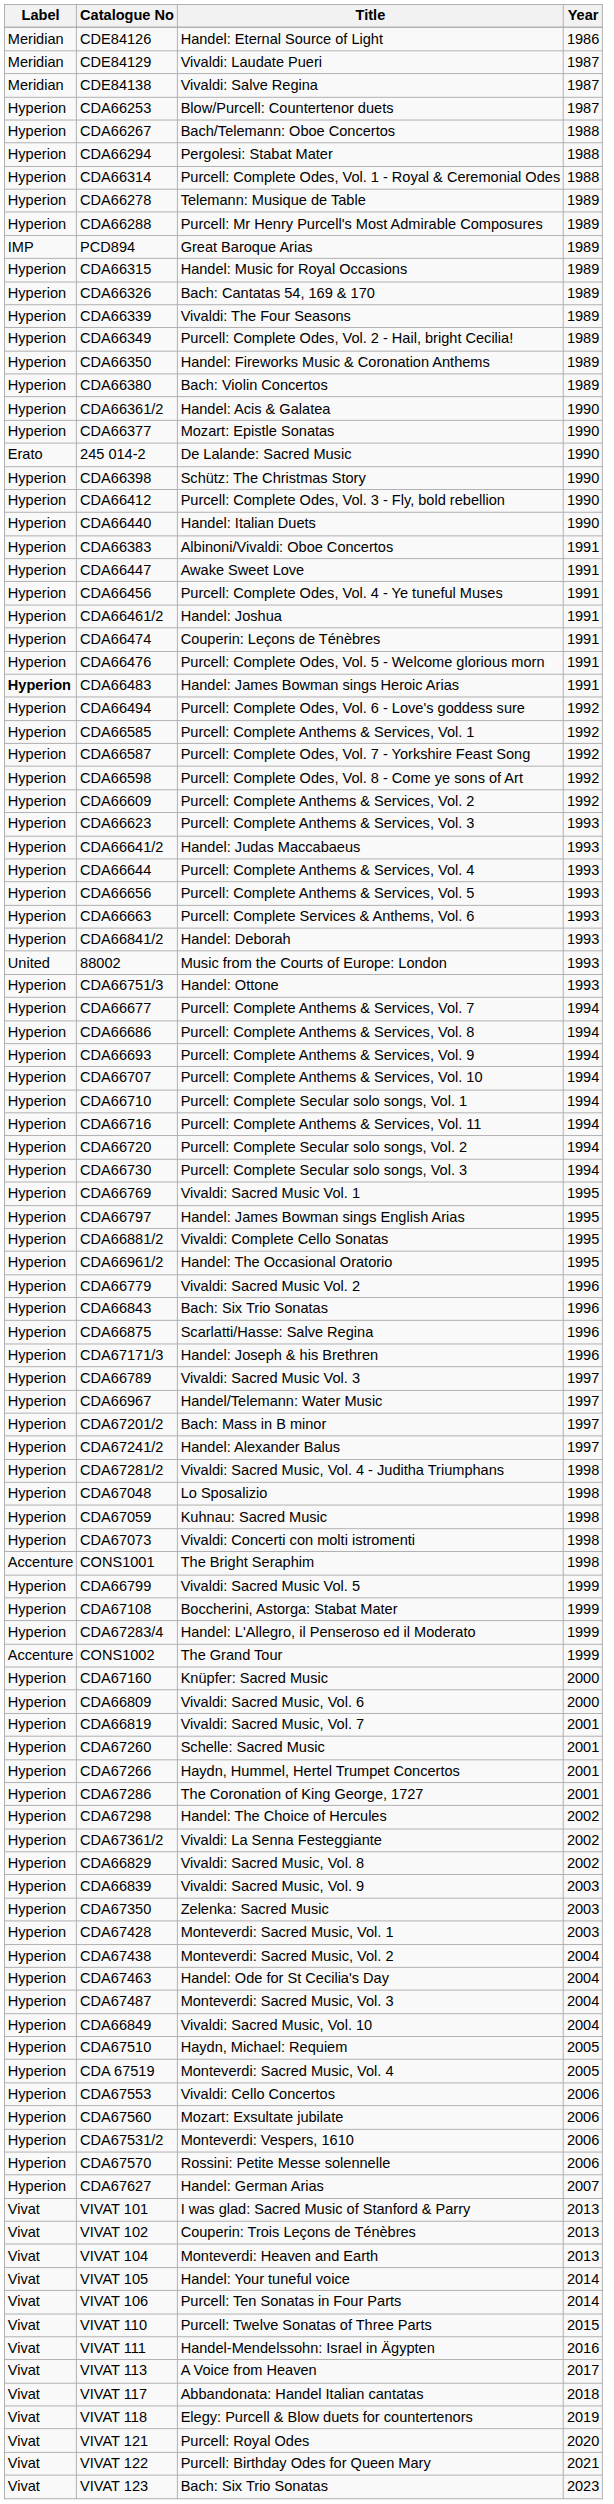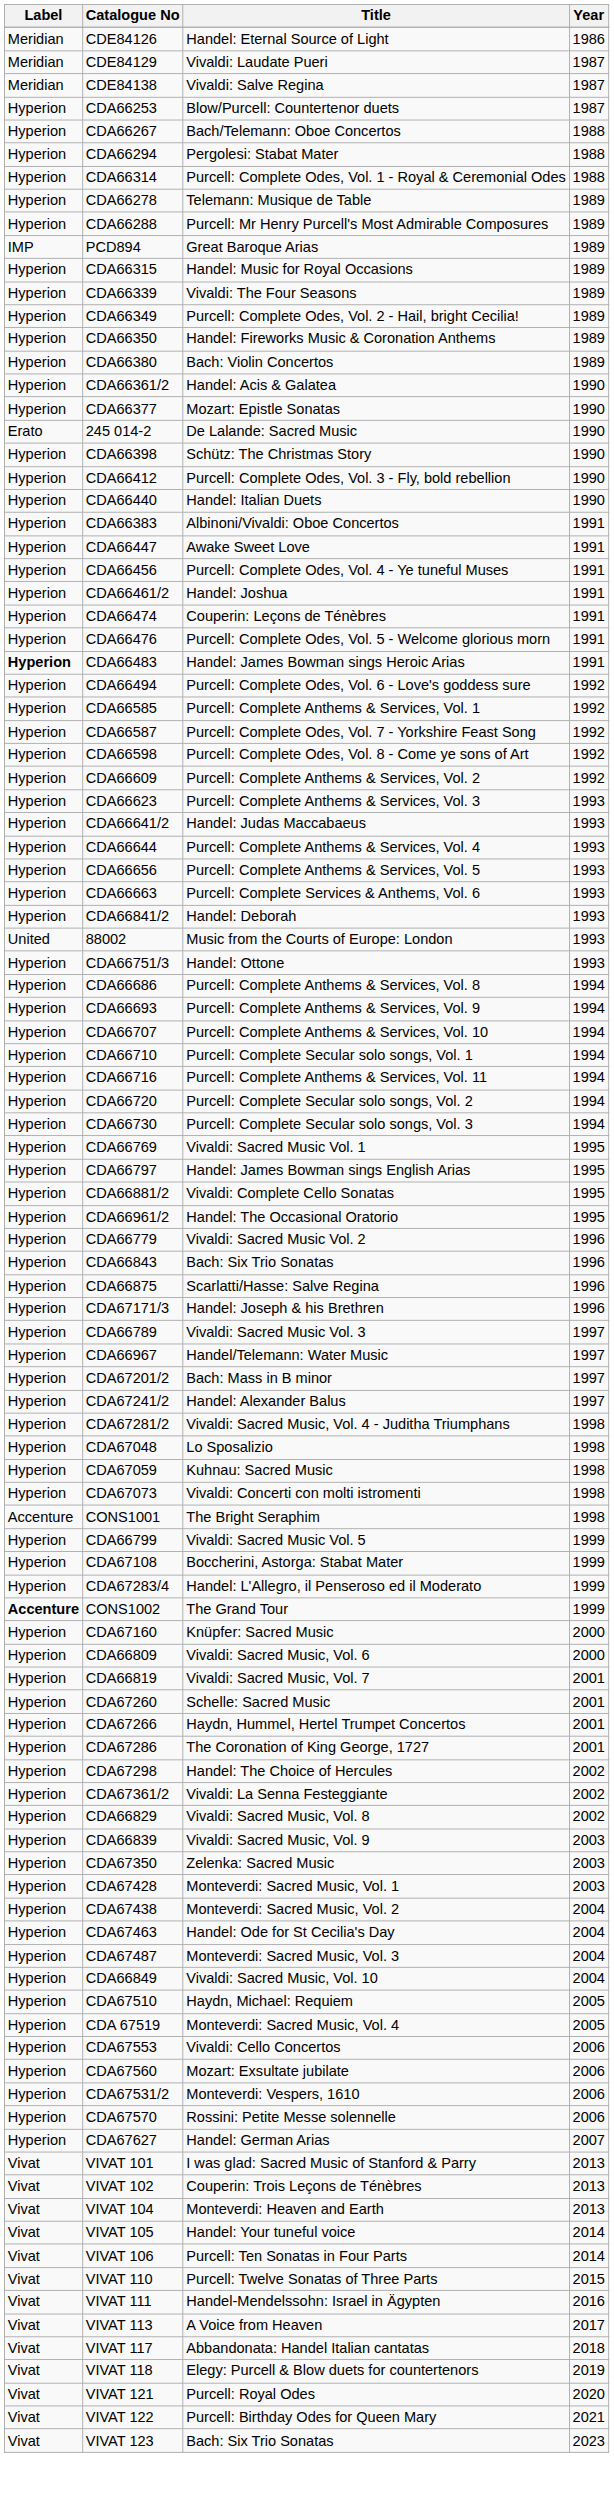- row: (116, 293)
- row: (116, 1008)
(41, 1655) normal -> (43, 1609) bold
